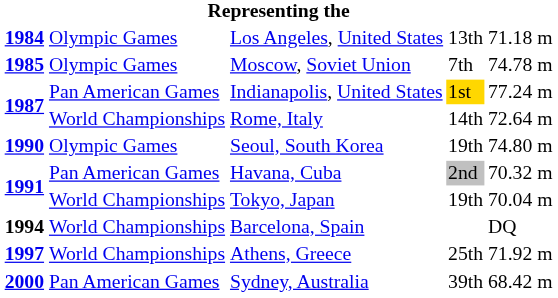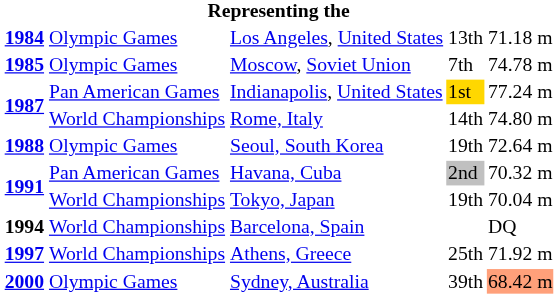(520, 118) 72.64 m -> (520, 118) 74.80 m
(24, 145) 1990 -> (24, 145) 1988
(520, 145) 74.80 m -> (520, 145) 72.64 m
(134, 281) Pan American Games -> (113, 281) Olympic Games
(520, 281) no background -> (520, 281) lightsalmon background
